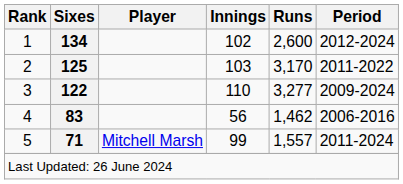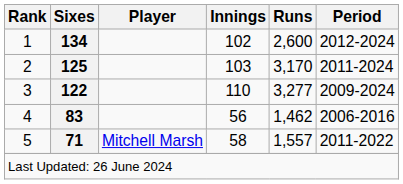(357, 66) 2011-2022 -> (357, 66) 2011-2024
(238, 141) 99 -> (238, 141) 58
(357, 141) 2011-2024 -> (357, 141) 2011-2022
